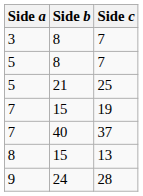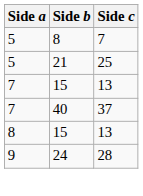- row: (12, 39)
(105, 109) 19 -> (105, 86) 13
